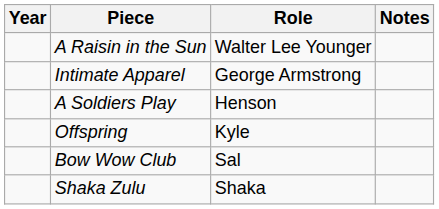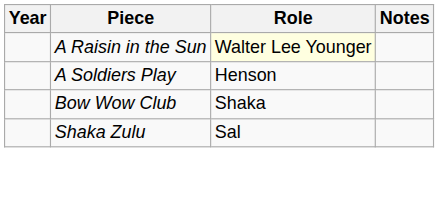(293, 47) no background -> (293, 47) lightyellow background
- row: (120, 75)
- row: (91, 132)
(228, 160) Sal -> (240, 103) Shaka
(240, 189) Shaka -> (228, 132) Sal
